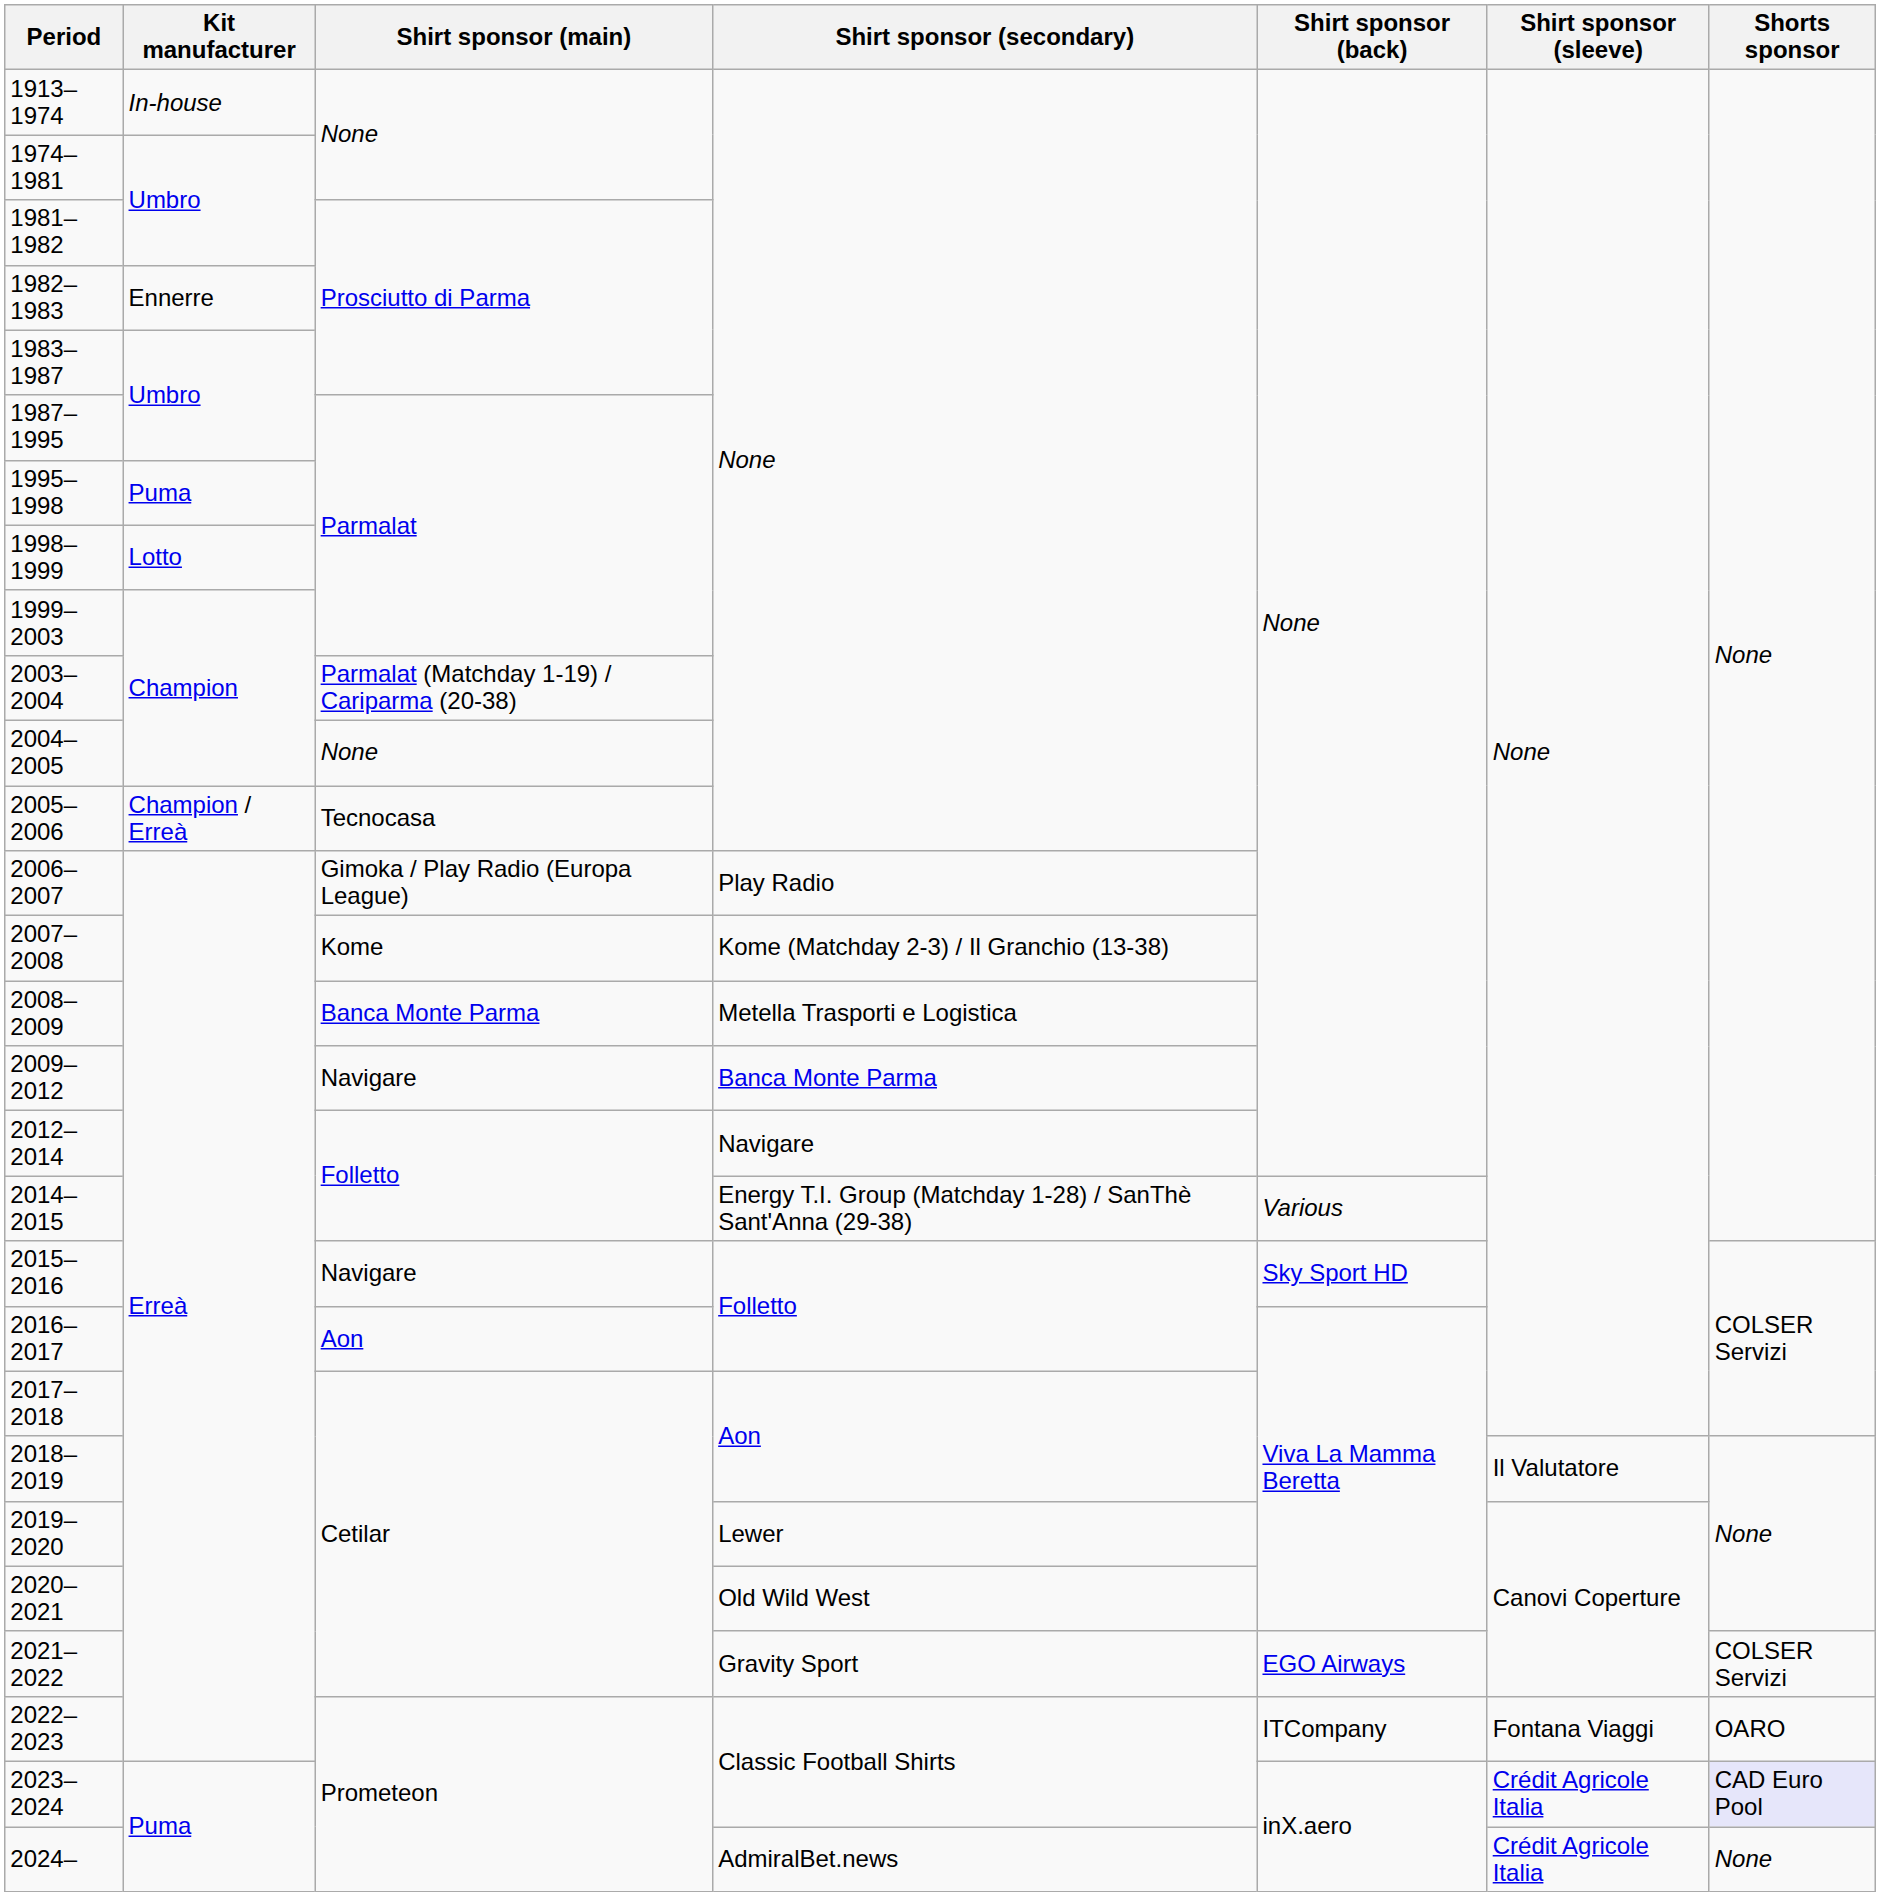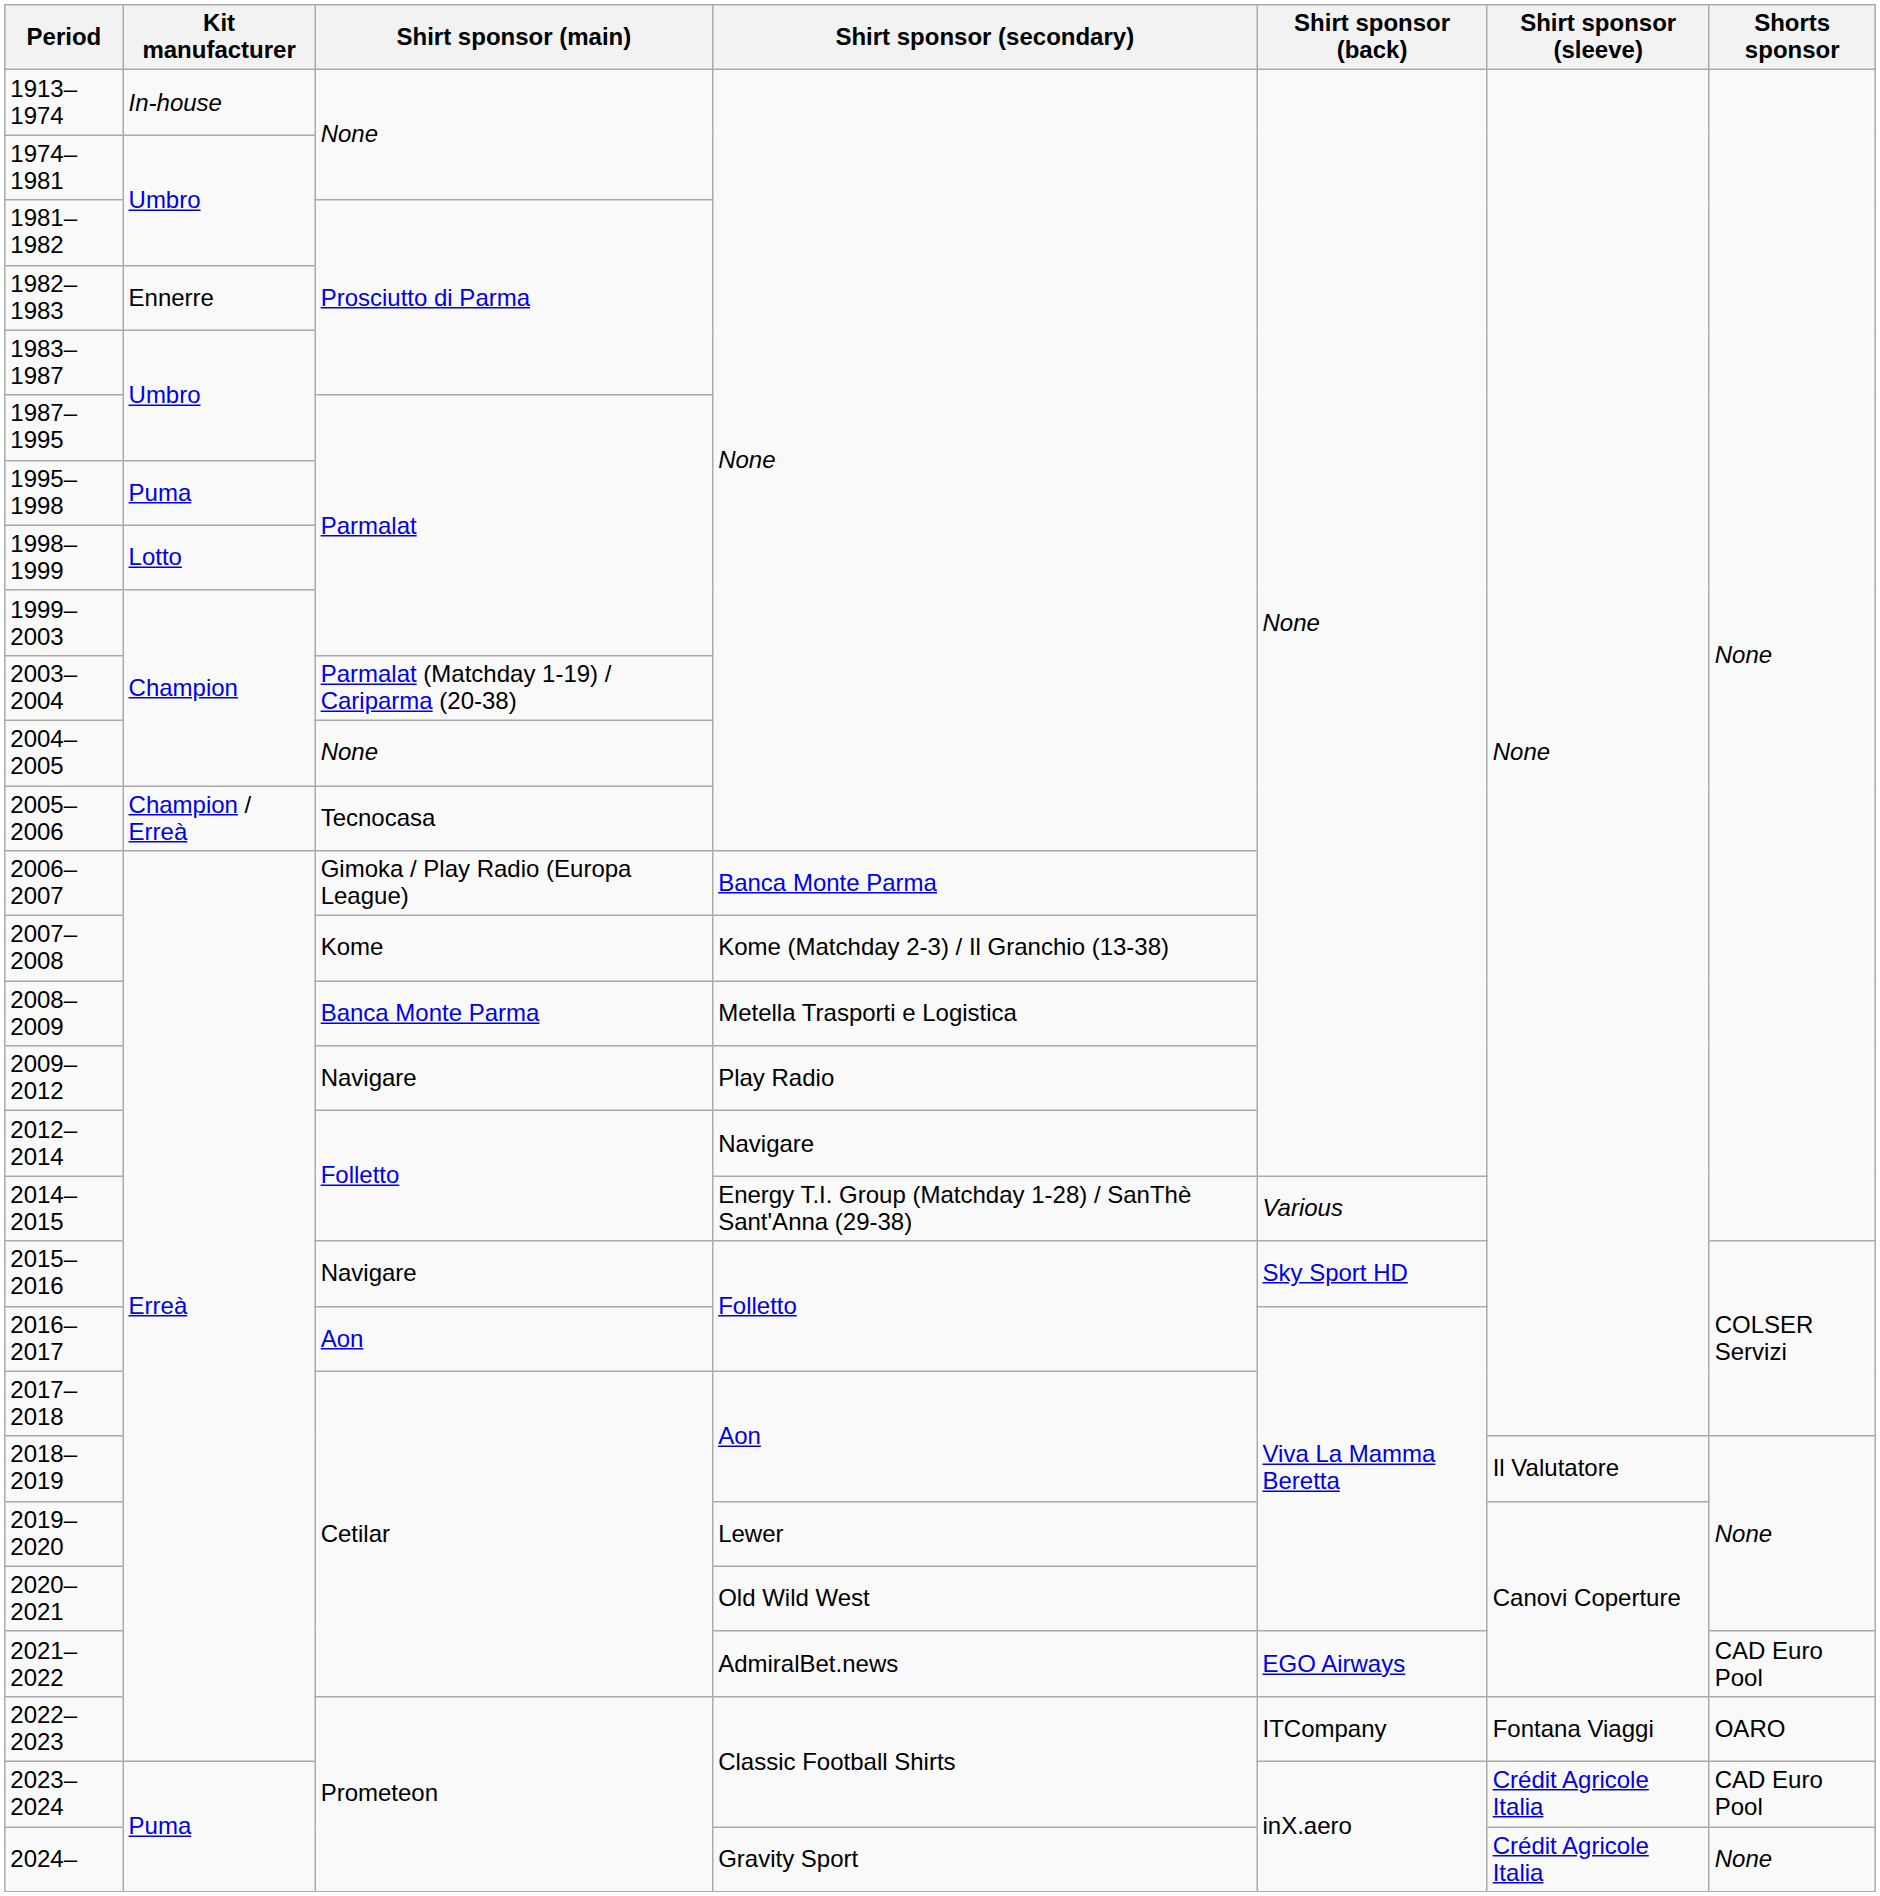(776, 882) Play Radio -> (828, 882) Banca Monte Parma
(828, 1078) Banca Monte Parma -> (776, 1078) Play Radio
(788, 1663) Gravity Sport -> (808, 1663) AdmiralBet.news
(1764, 1663) COLSER Servizi -> (1769, 1663) CAD Euro Pool
(1769, 1793) lavender background -> (1769, 1793) no background
(808, 1858) AdmiralBet.news -> (788, 1858) Gravity Sport
